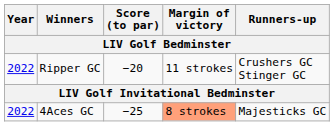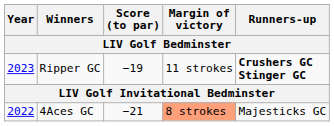(21, 69) 2022 -> (21, 69) 2023
(133, 69) −20 -> (133, 69) −19
(276, 69) normal -> (276, 69) bold
(133, 112) −25 -> (133, 112) −21
